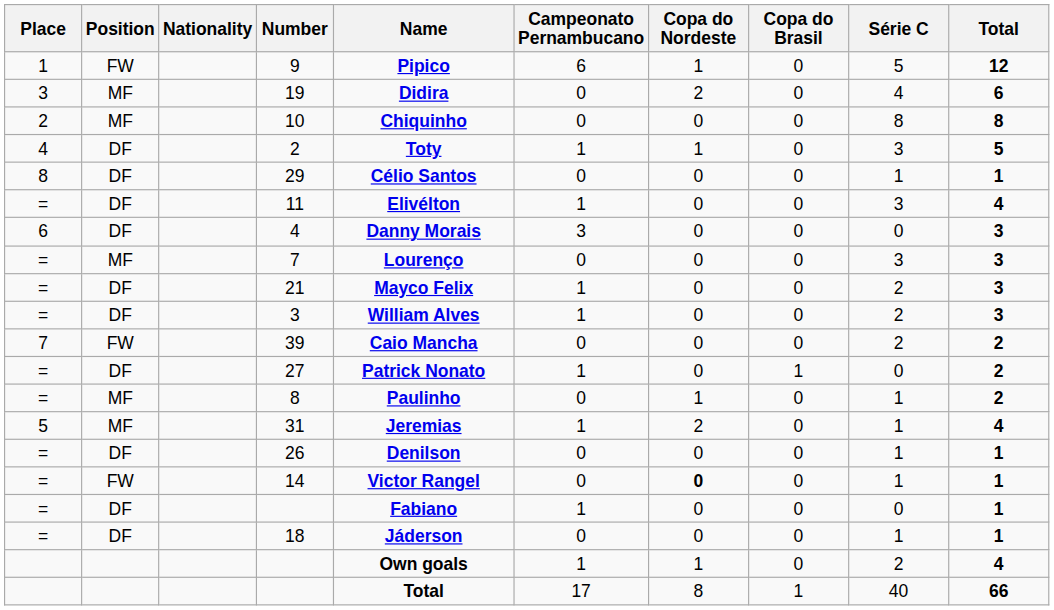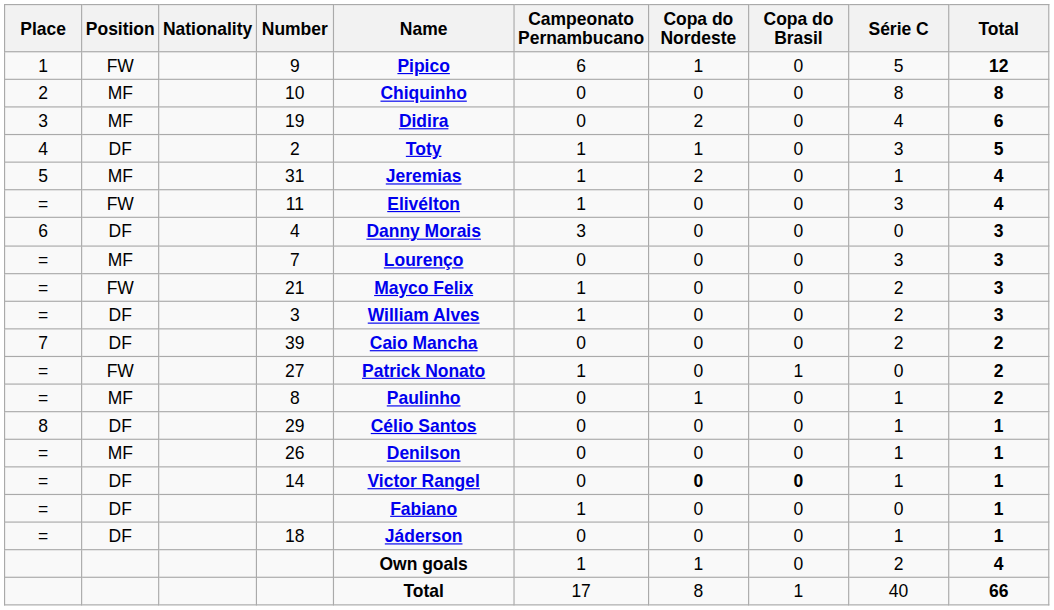rows swapped: (43, 121) <-> (43, 93)
rows swapped: (43, 426) <-> (43, 177)
(120, 204) DF -> (120, 204) FW
(120, 287) DF -> (120, 287) FW
(120, 343) FW -> (120, 343) DF
(120, 370) DF -> (120, 370) FW
(120, 453) DF -> (120, 453) MF
(120, 481) FW -> (120, 481) DF
(798, 481) normal -> (798, 481) bold
